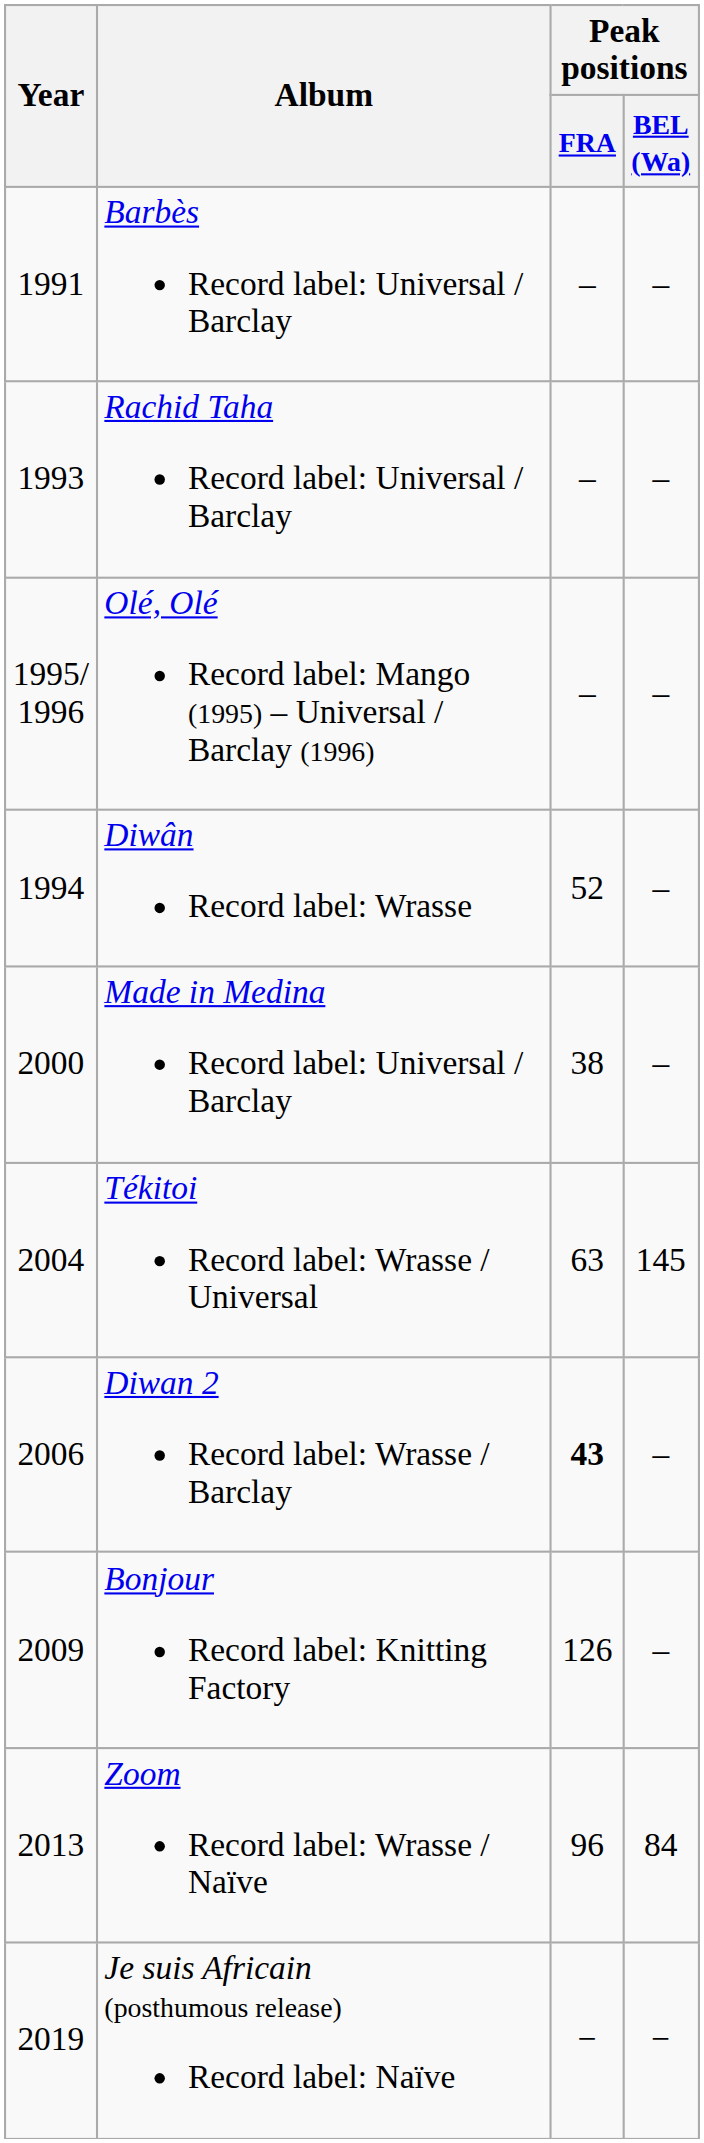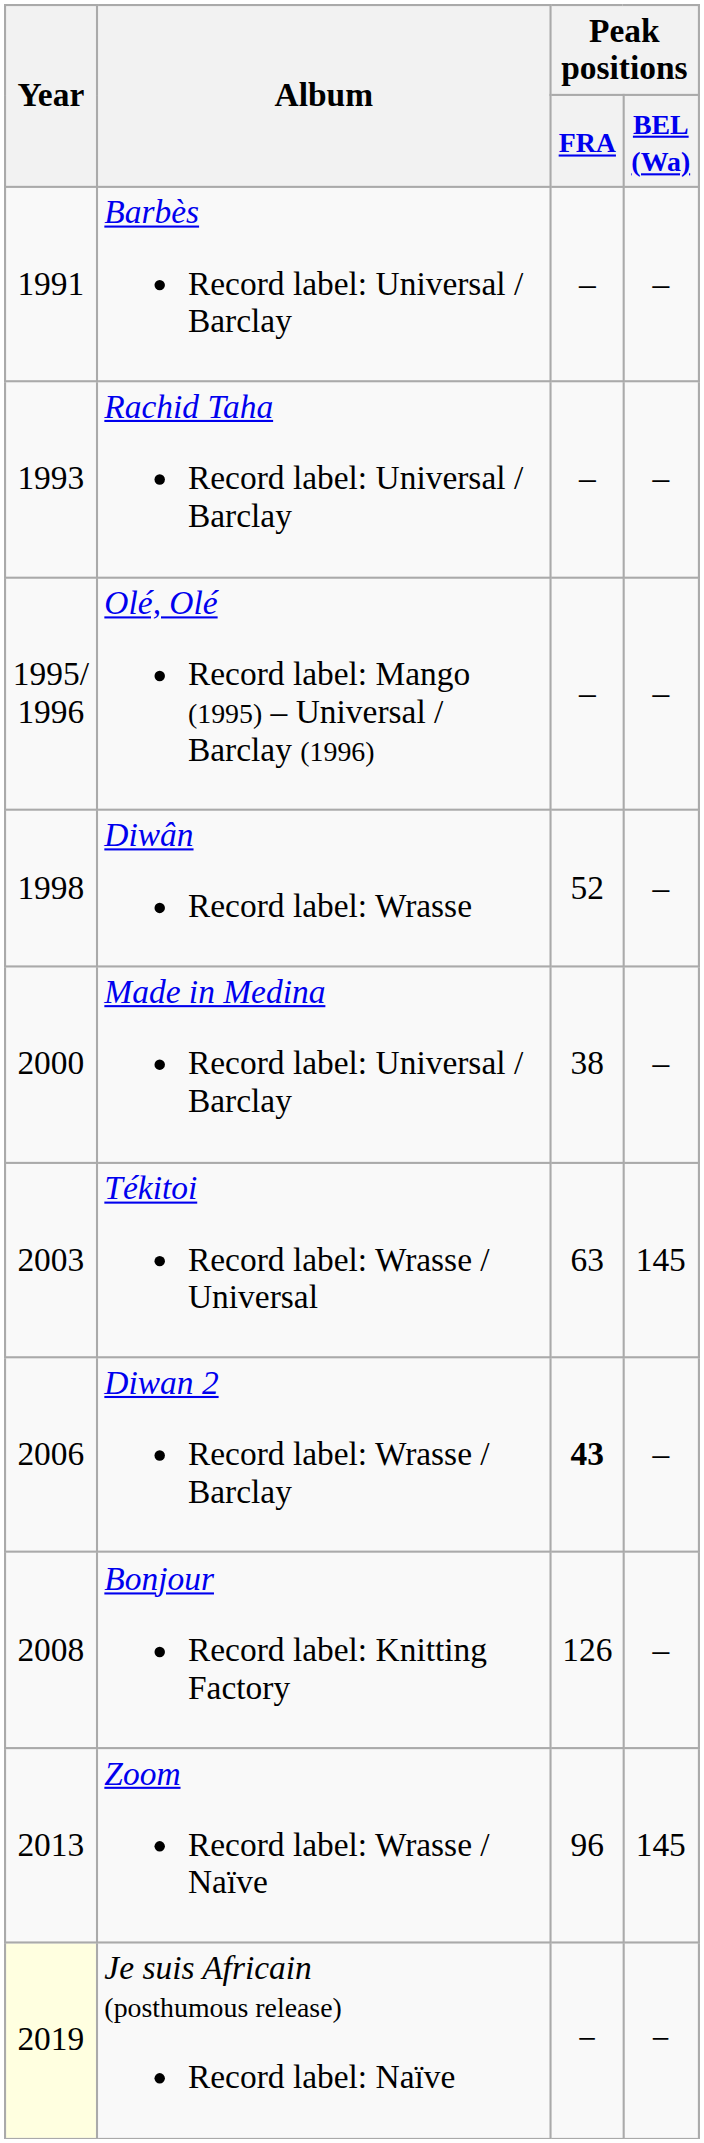(51, 887) 1994 -> (51, 887) 1998
(51, 1259) 2004 -> (51, 1259) 2003
(51, 1649) 2009 -> (51, 1649) 2008
(661, 1844) 84 -> (661, 1844) 145
(51, 2039) no background -> (51, 2039) lightyellow background
